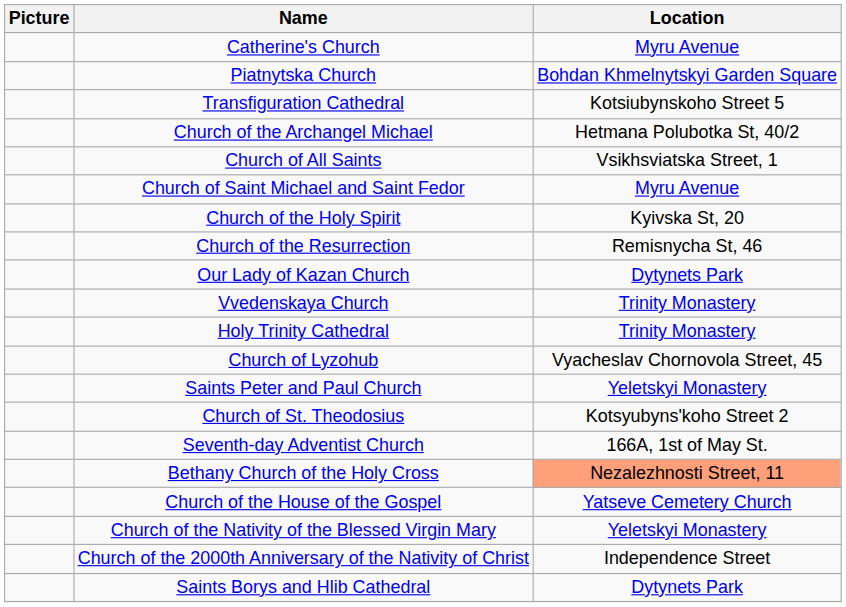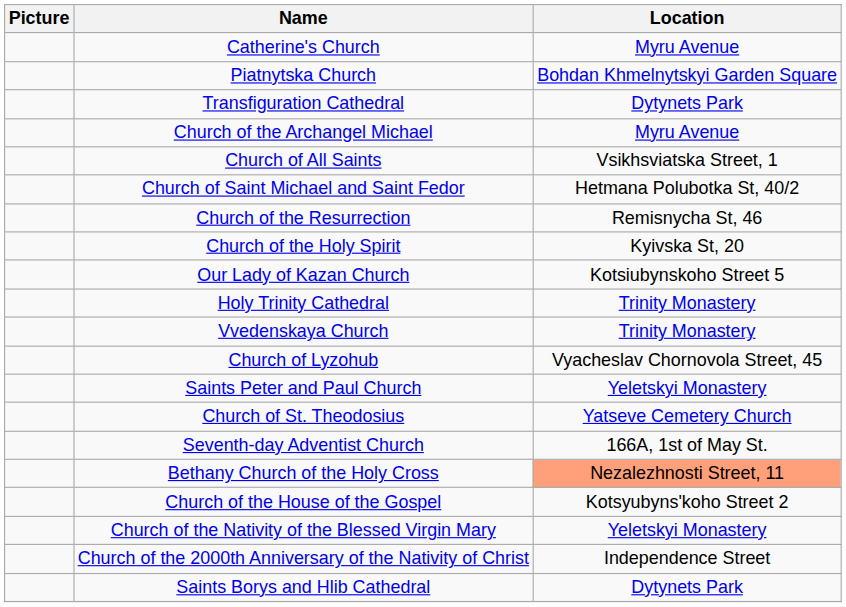(687, 103) Kotsiubynskoho Street 5 -> (687, 103) Dytynets Park
(687, 132) Hetmana Polubotka St, 40/2 -> (687, 132) Myru Avenue
(687, 189) Myru Avenue -> (687, 189) Hetmana Polubotka St, 40/2
rows swapped: (303, 217) <-> (303, 246)
(687, 274) Dytynets Park -> (687, 274) Kotsiubynskoho Street 5
rows swapped: (303, 331) <-> (303, 302)
(687, 416) Kotsyubyns'koho Street 2 -> (687, 416) Yatseve Cemetery Church
(687, 501) Yatseve Cemetery Church -> (687, 501) Kotsyubyns'koho Street 2
